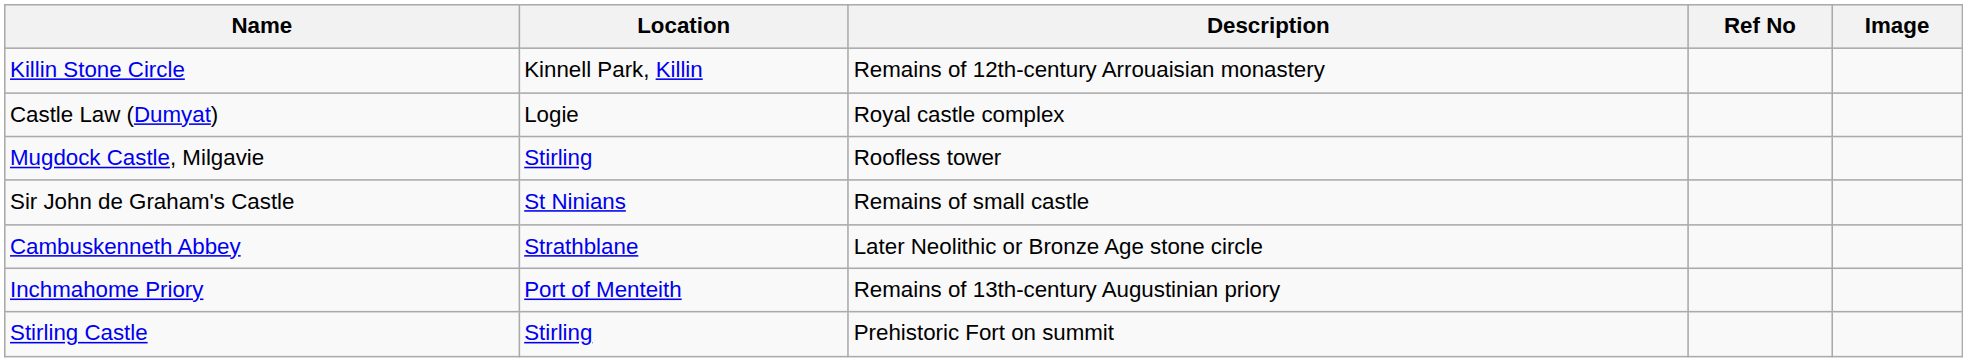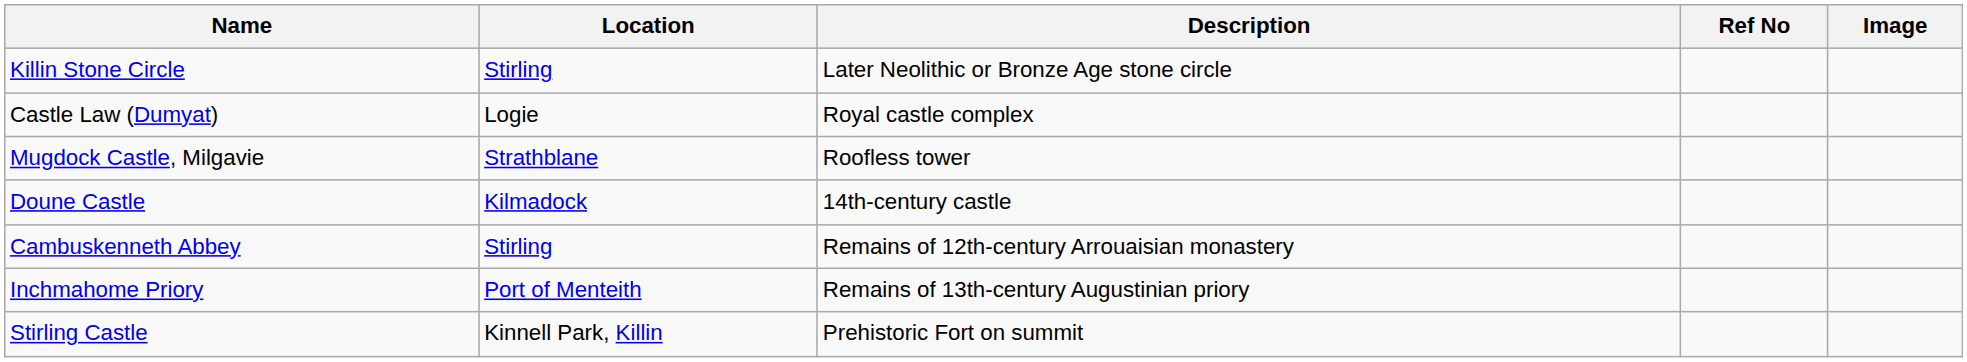(613, 70) Kinnell Park, Killin -> (518, 70) Stirling
(1089, 70) Remains of 12th-century Arrouaisian monastery -> (1027, 70) Later Neolithic or Bronze Age stone circle
(558, 158) Stirling -> (541, 158) Strathblane
- row: (152, 202)
+ row: (78, 202)
(581, 246) Strathblane -> (518, 246) Stirling
(1058, 246) Later Neolithic or Bronze Age stone circle -> (1058, 246) Remains of 12th-century Arrouaisian monastery
(558, 333) Stirling -> (573, 333) Kinnell Park, Killin
